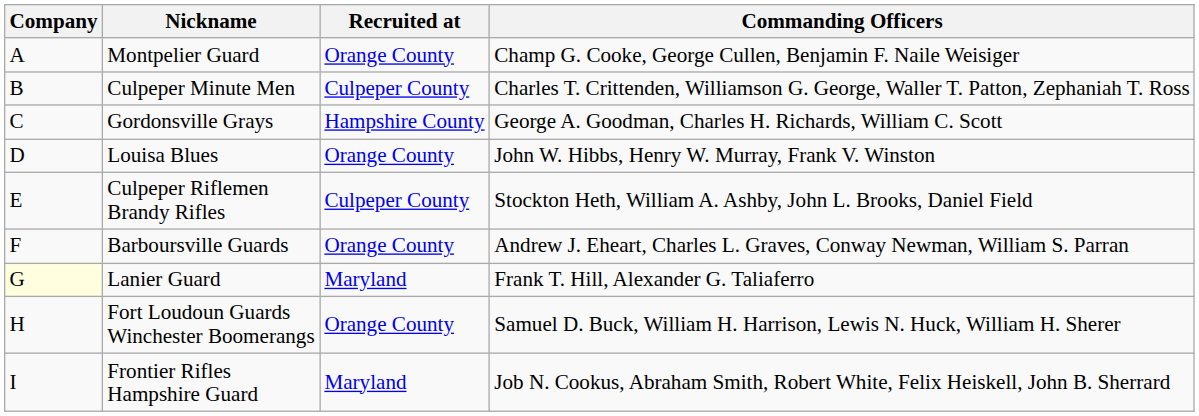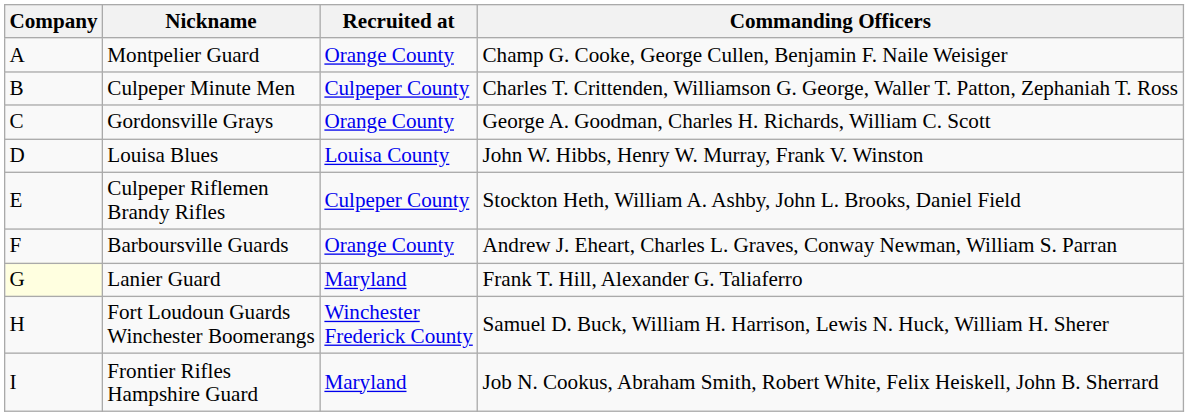(404, 121) Hampshire County -> (389, 121) Orange County
(389, 155) Orange County -> (387, 155) Louisa County
(389, 324) Orange County -> (399, 324) Winchester Frederick County
